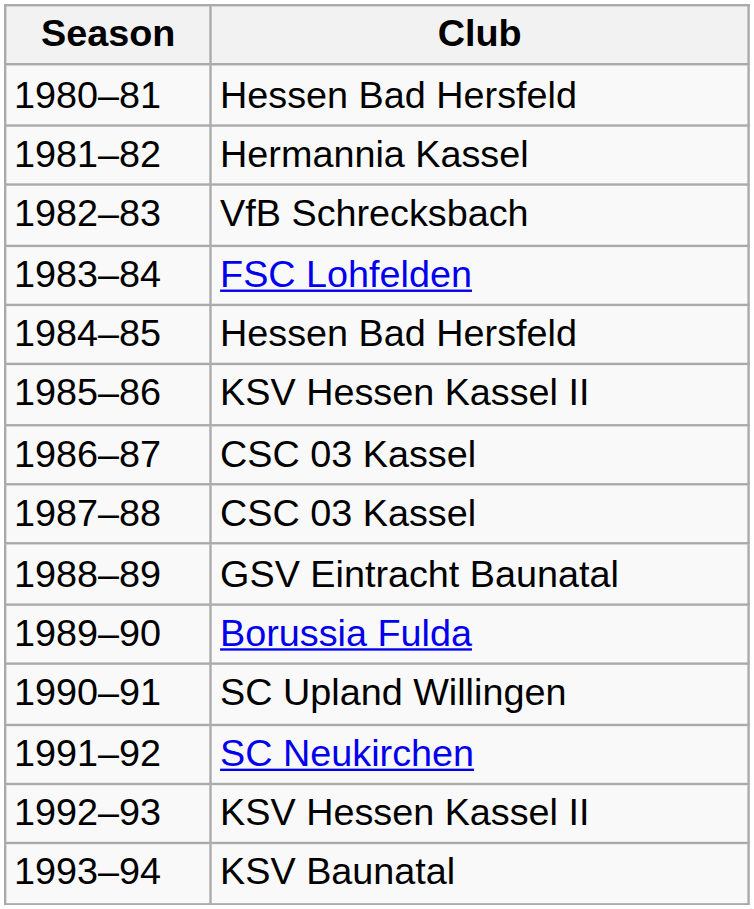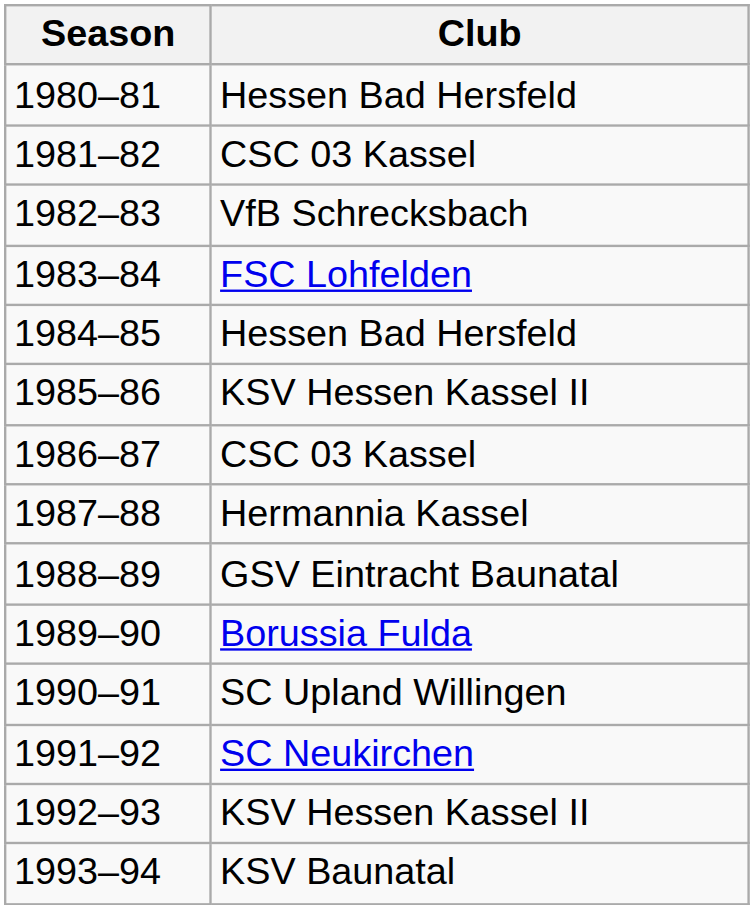(374, 154) Hermannia Kassel -> (348, 154) CSC 03 Kassel
(348, 513) CSC 03 Kassel -> (374, 513) Hermannia Kassel
